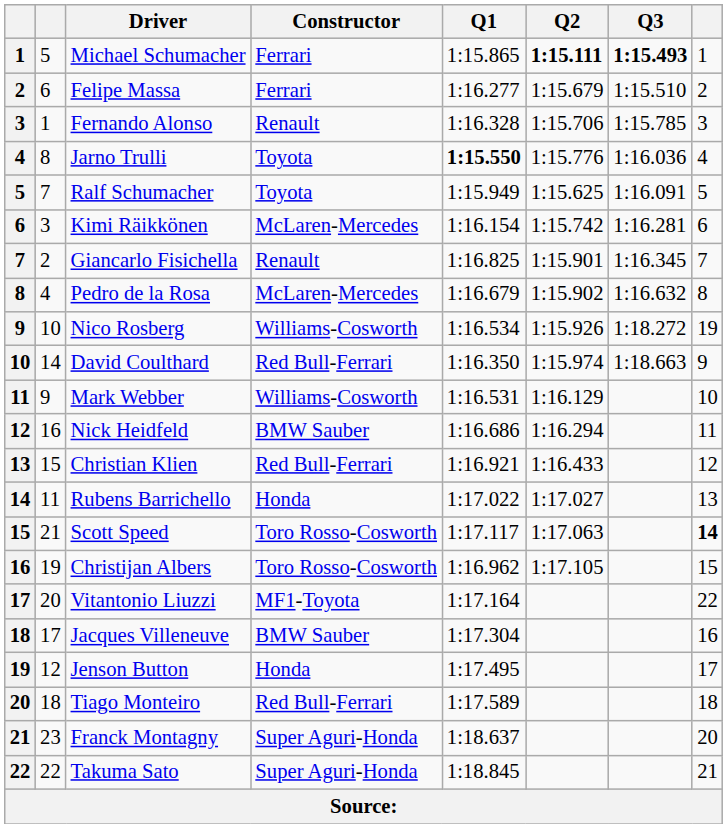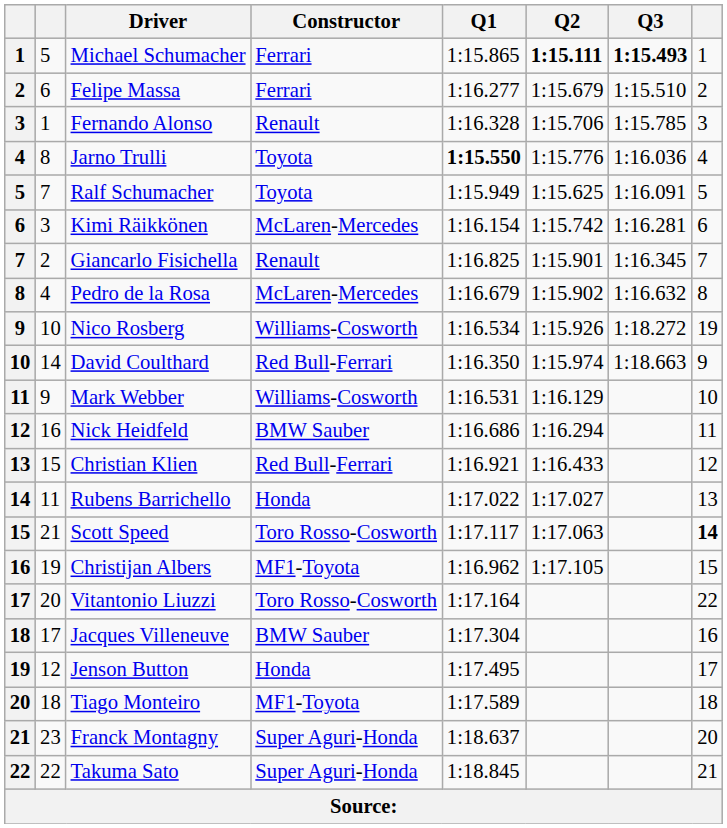(346, 566) Toro Rosso-Cosworth -> (307, 566) MF1-Toyota
(307, 600) MF1-Toyota -> (346, 600) Toro Rosso-Cosworth
(324, 703) Red Bull-Ferrari -> (307, 703) MF1-Toyota
